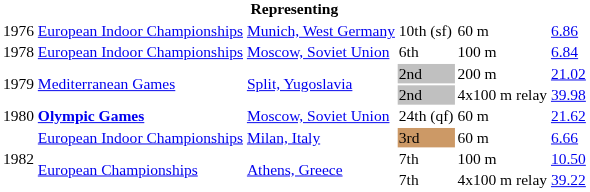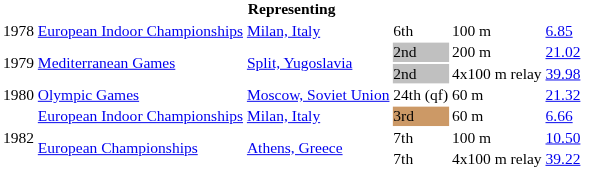- row: (18, 30)
(318, 52) Moscow, Soviet Union -> (284, 30) Milan, Italy
(565, 52) 6.84 -> (559, 30) 6.85
(91, 116) bold -> (88, 95) normal
(568, 116) 21.62 -> (563, 95) 21.32
